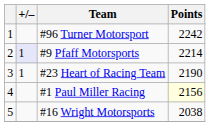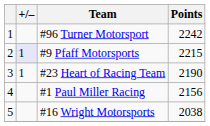(191, 53) 2214 -> (191, 53) 2215
(191, 92) lightyellow background -> (191, 92) no background
